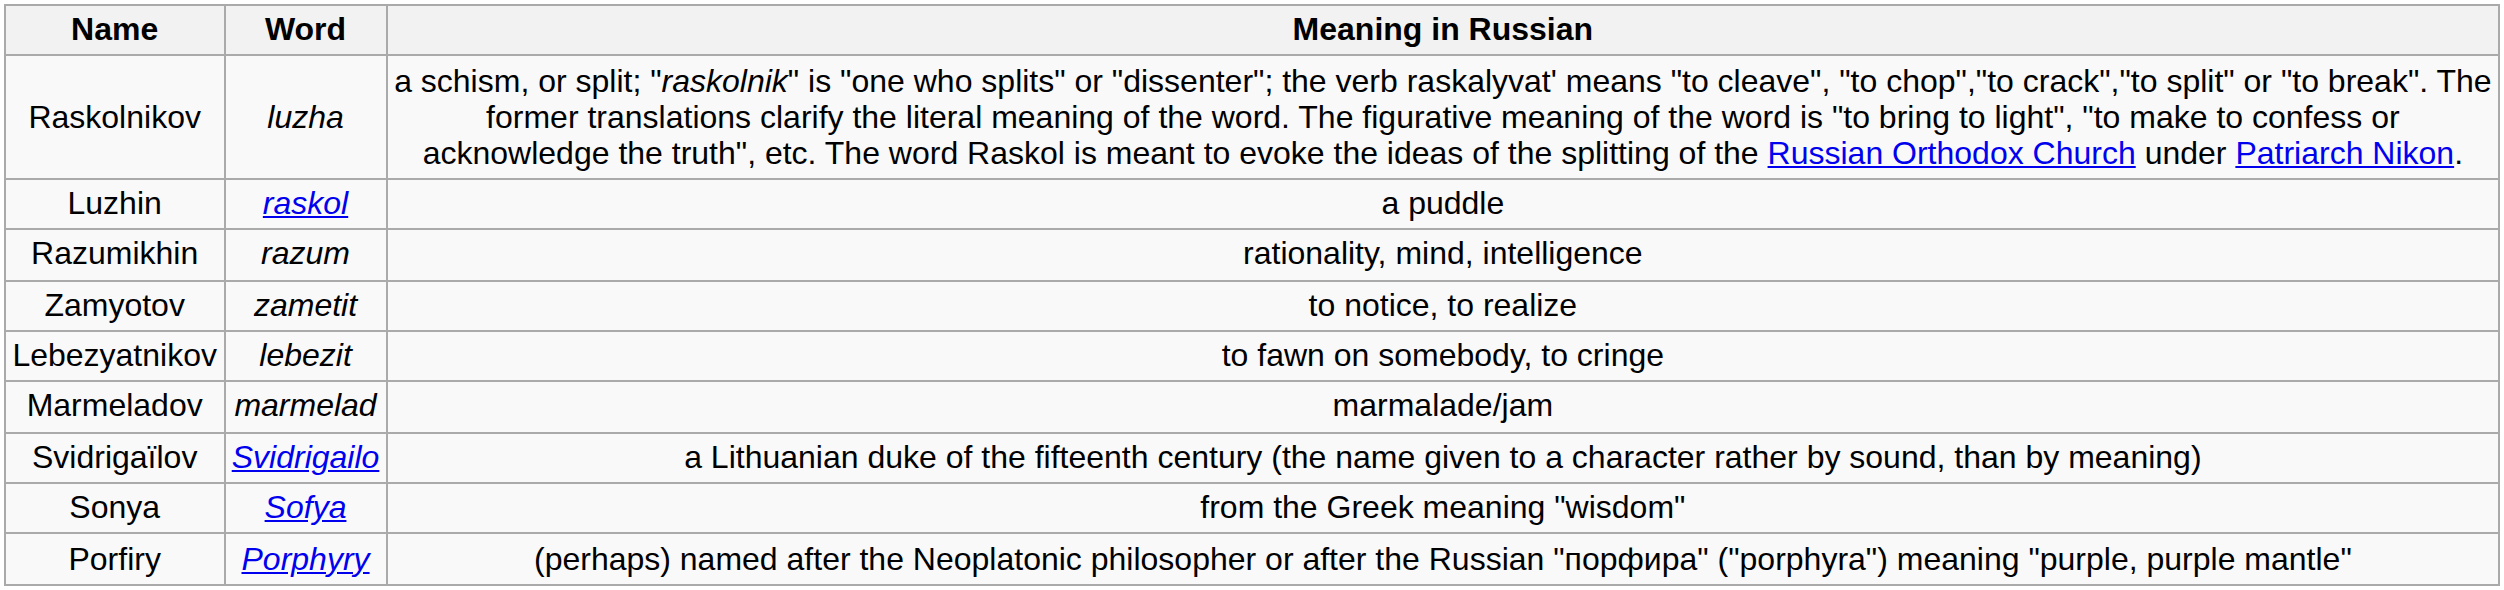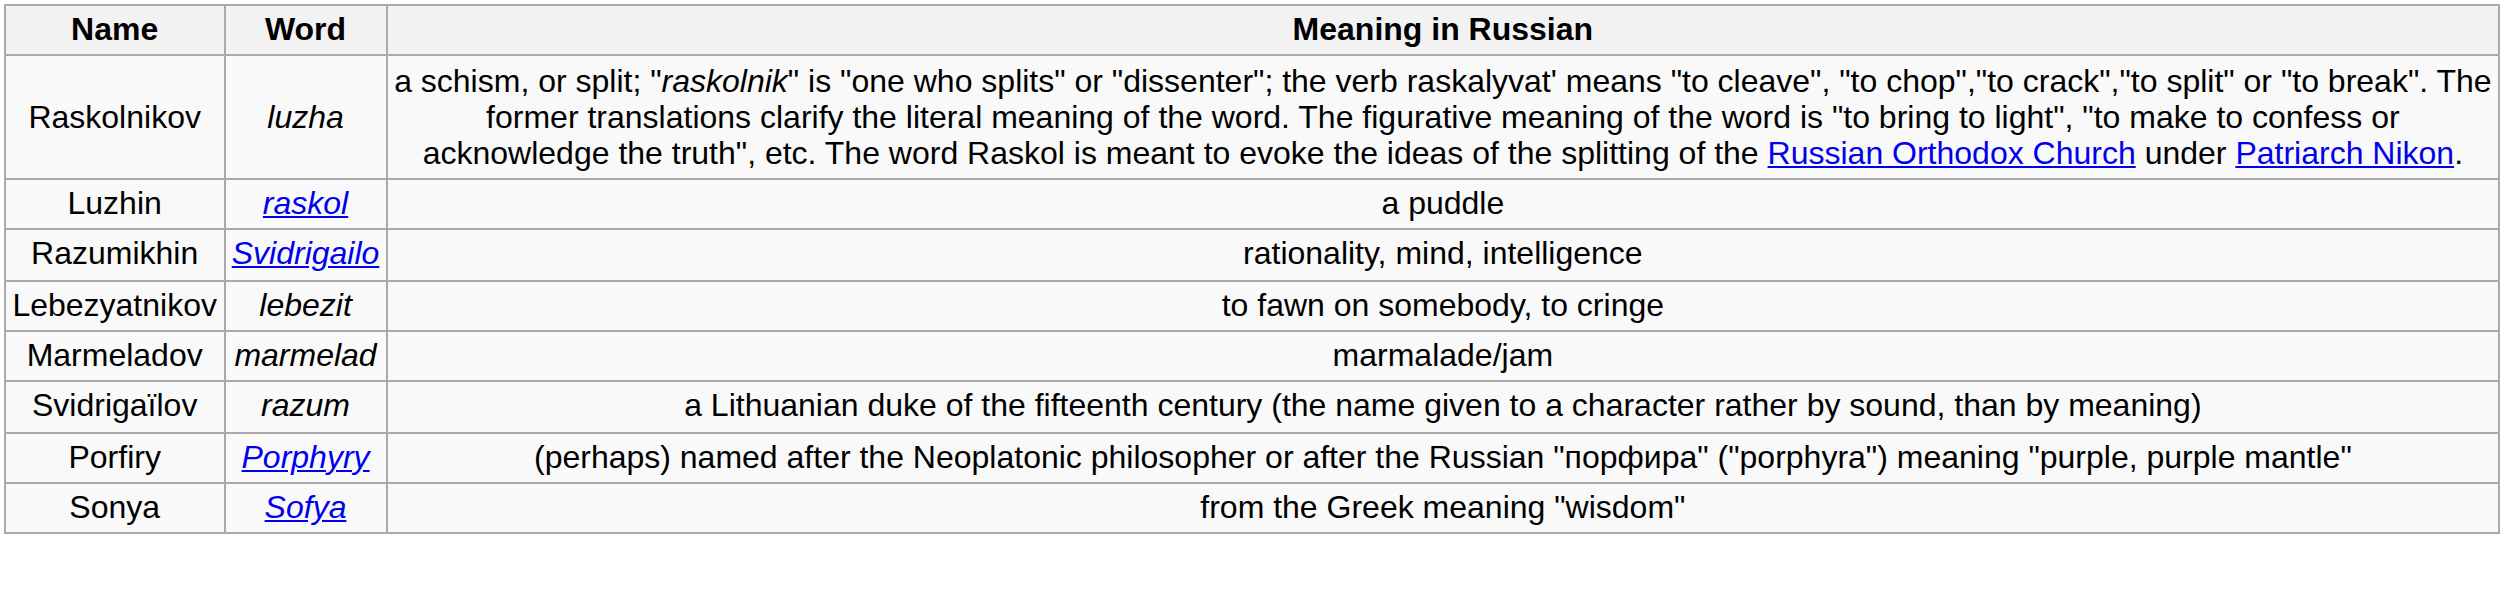(306, 254) razum -> (306, 254) Svidrigailo
- row: (115, 304)
(306, 457) Svidrigailo -> (306, 406) razum
rows swapped: (115, 558) <-> (115, 507)
